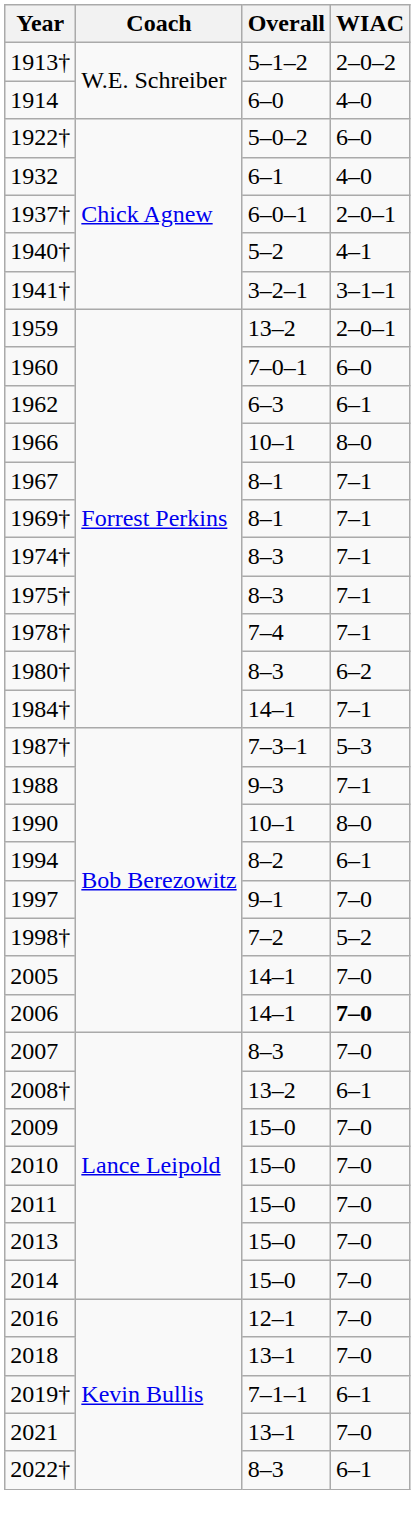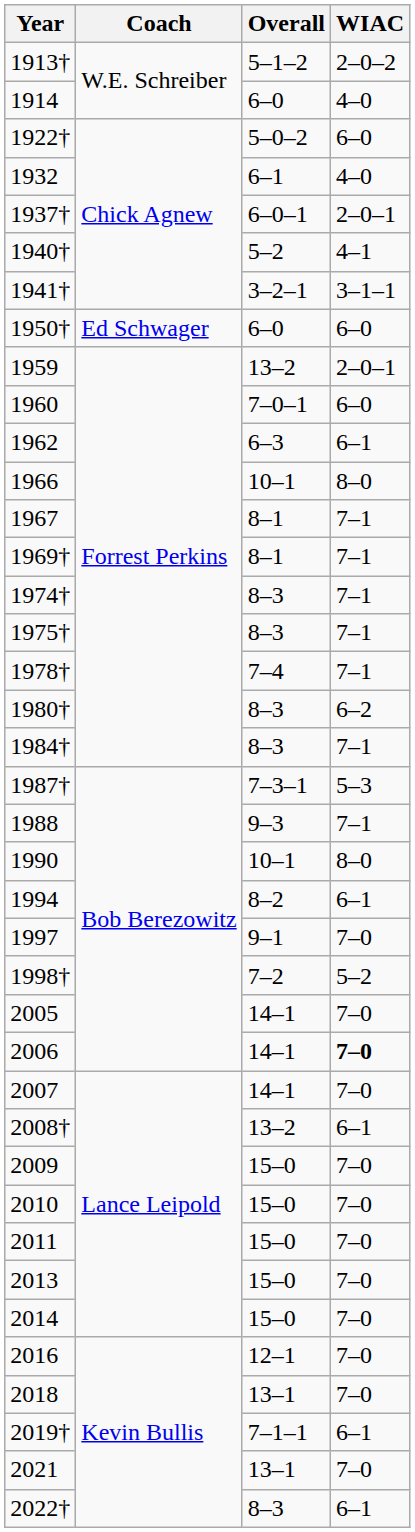+ row: (40, 328)
(272, 708) 14–1 -> (266, 746) 8–3
(266, 1051) 8–3 -> (272, 1089) 14–1
